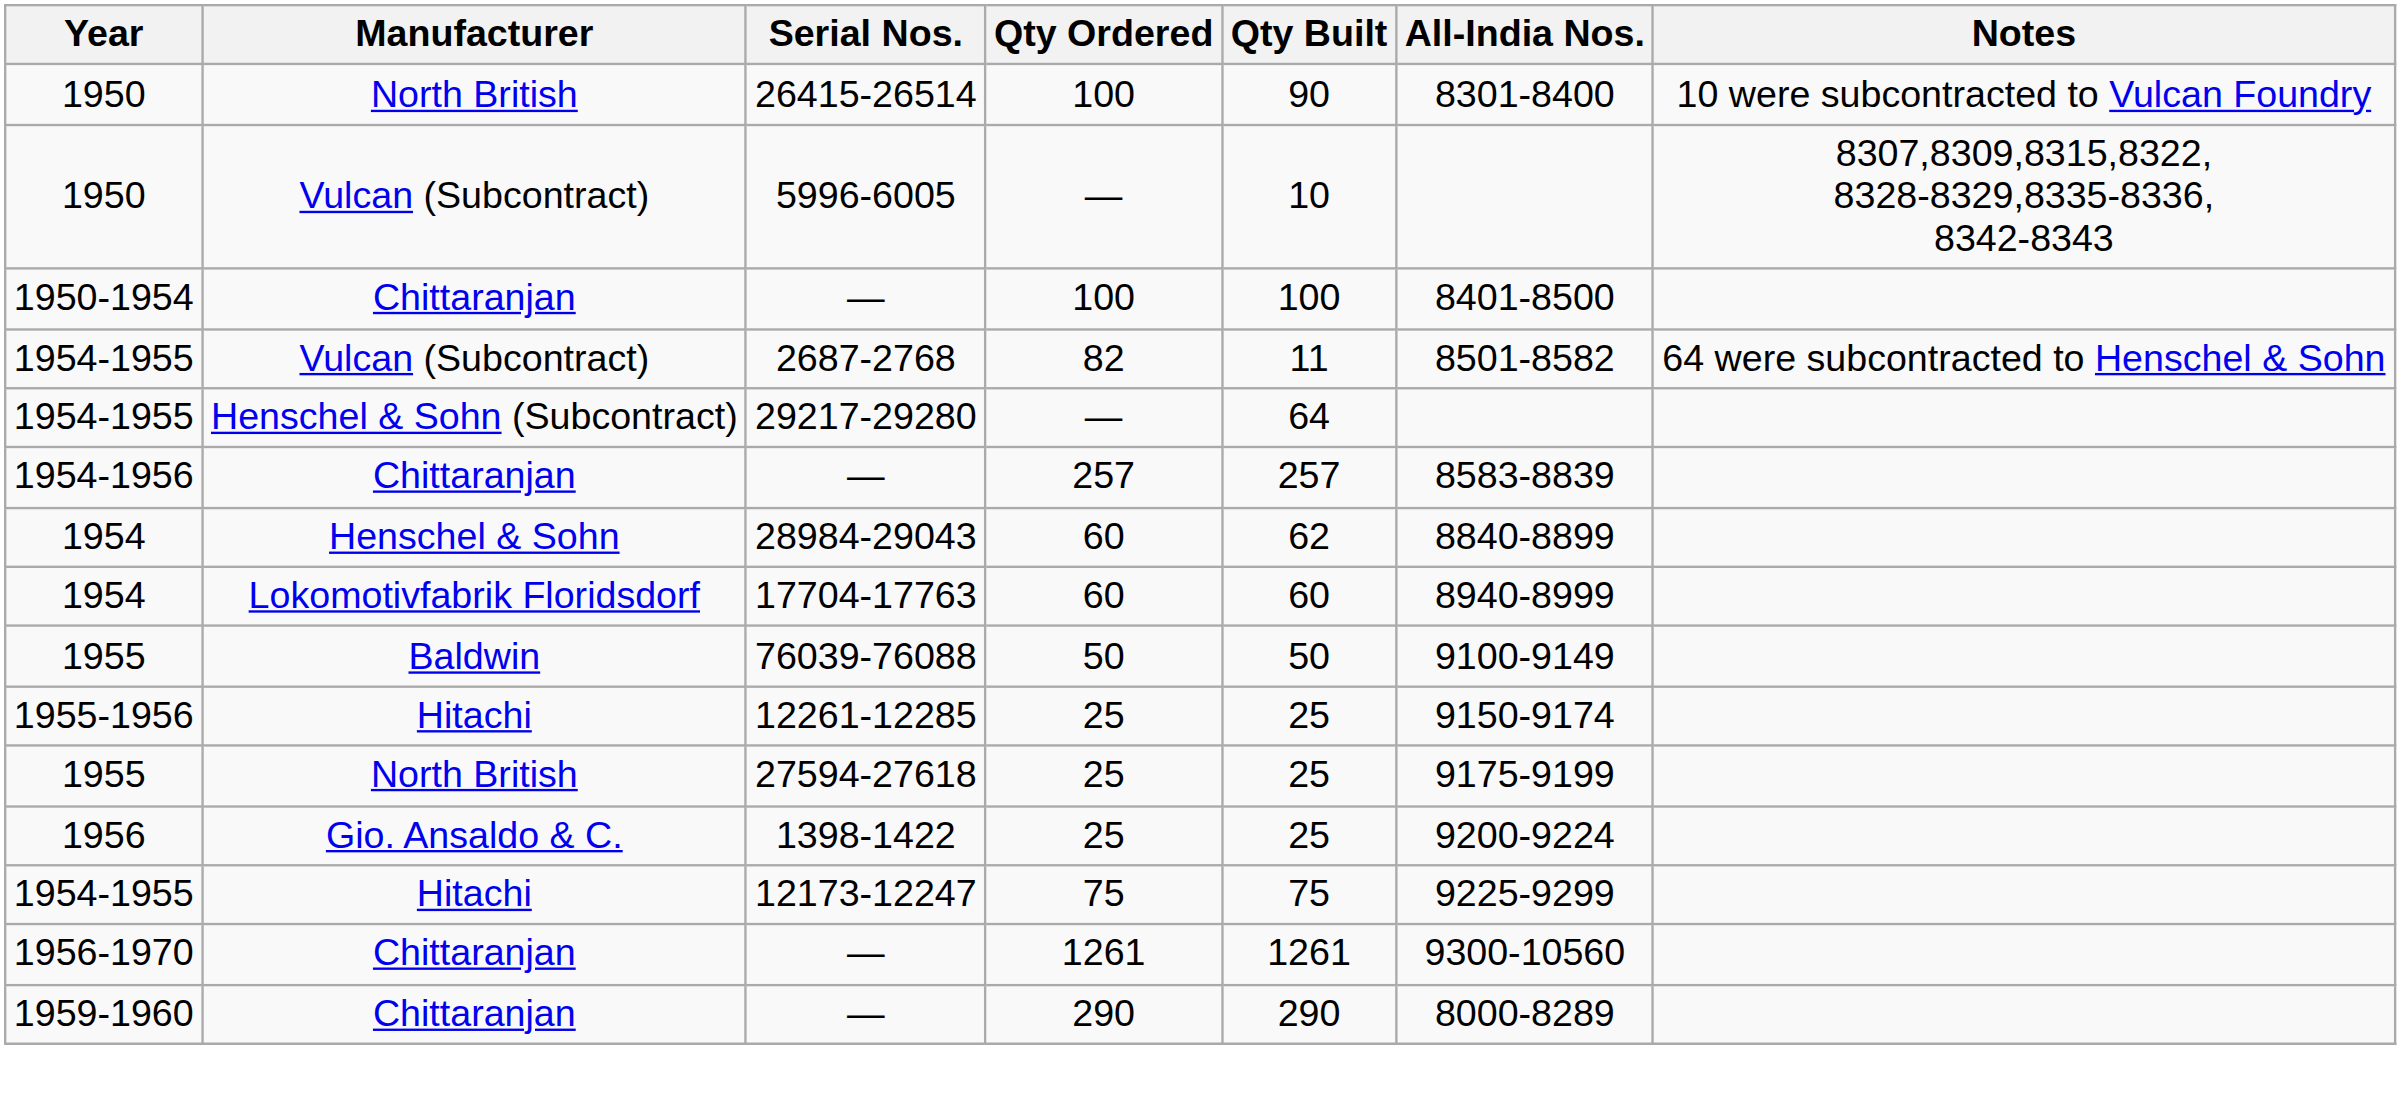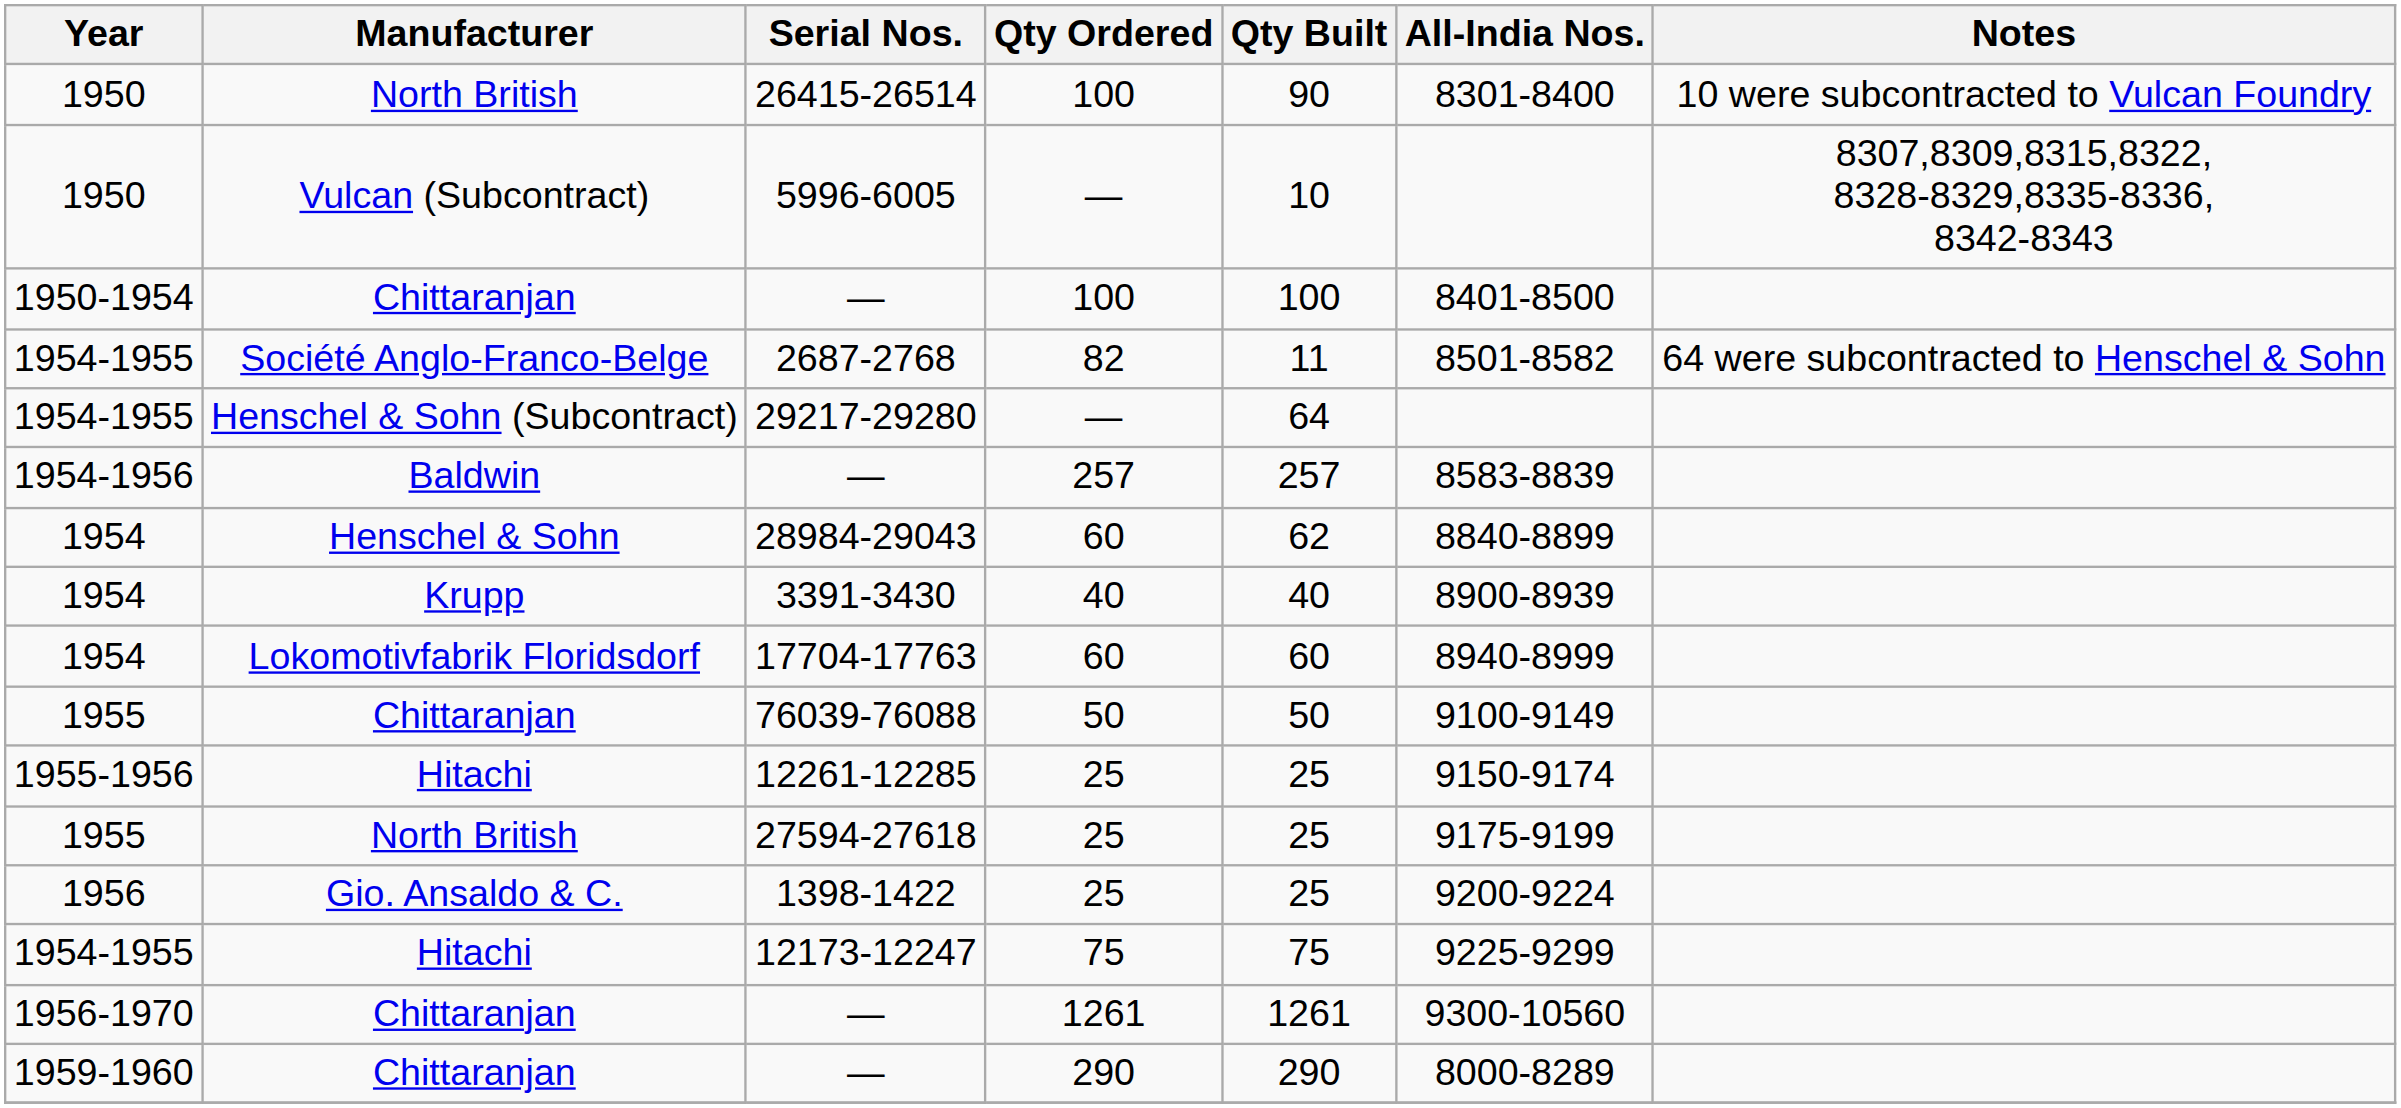(474, 357) Vulcan (Subcontract) -> (474, 357) Société Anglo-Franco-Belge
(474, 476) Chittaranjan -> (474, 476) Baldwin
+ row: (866, 595)
(474, 655) Baldwin -> (474, 715) Chittaranjan
